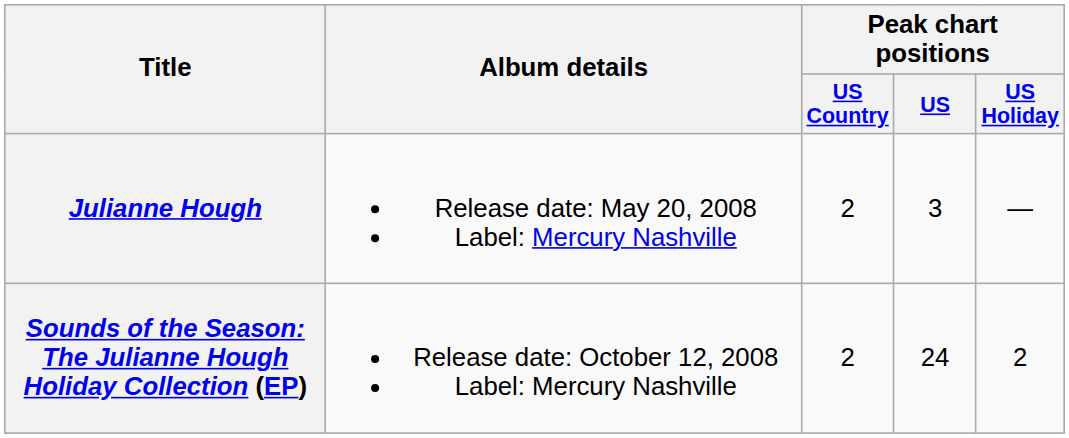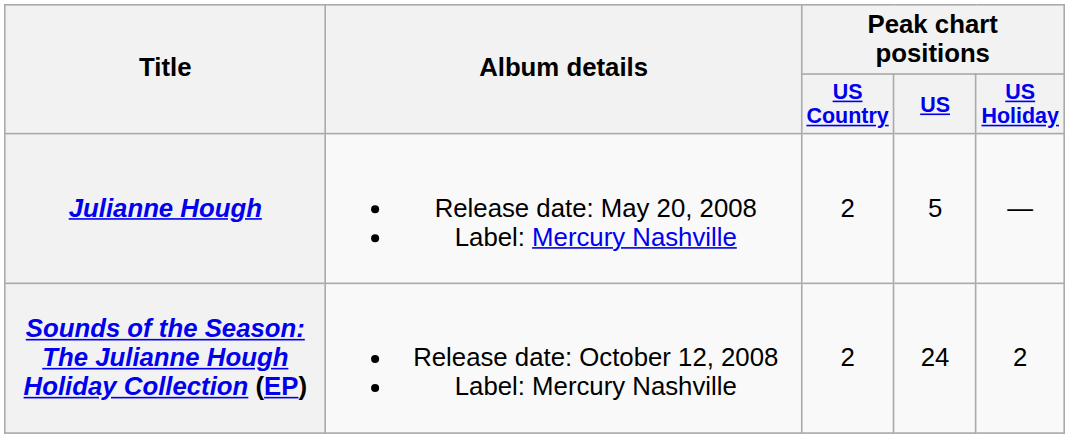(935, 207) 3 -> (935, 207) 5
